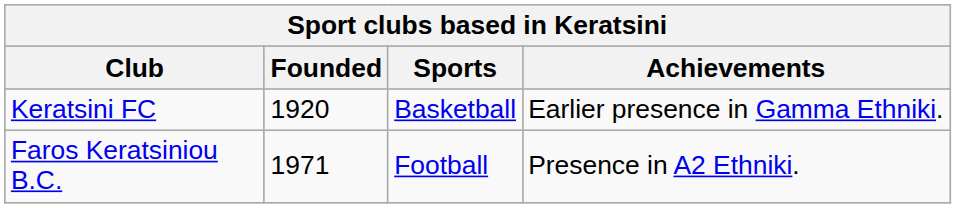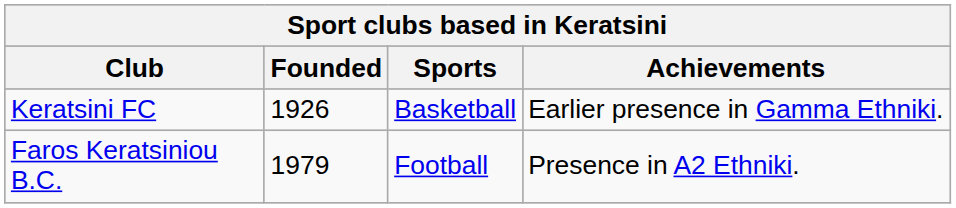(300, 109) 1920 -> (300, 109) 1926
(300, 165) 1971 -> (300, 165) 1979
